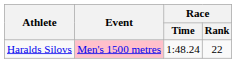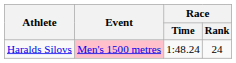(217, 49) 22 -> (217, 49) 24
